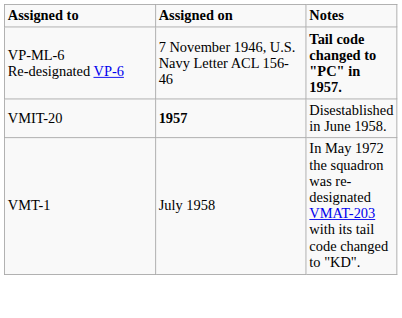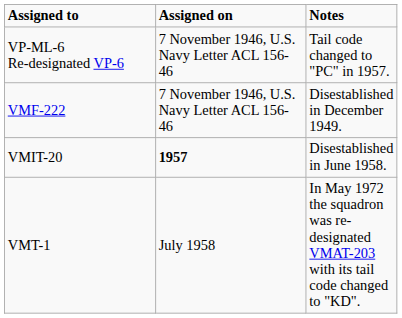(343, 63) bold -> (349, 54) normal
+ row: (37, 110)
